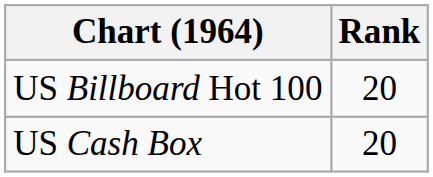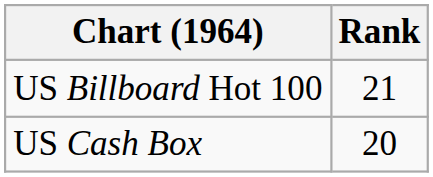(379, 87) 20 -> (379, 87) 21
